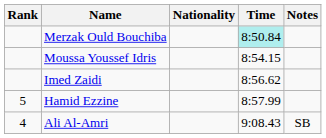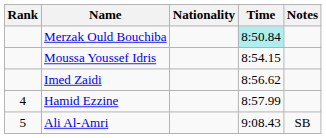(23, 101) 5 -> (23, 101) 4
(23, 123) 4 -> (23, 123) 5
